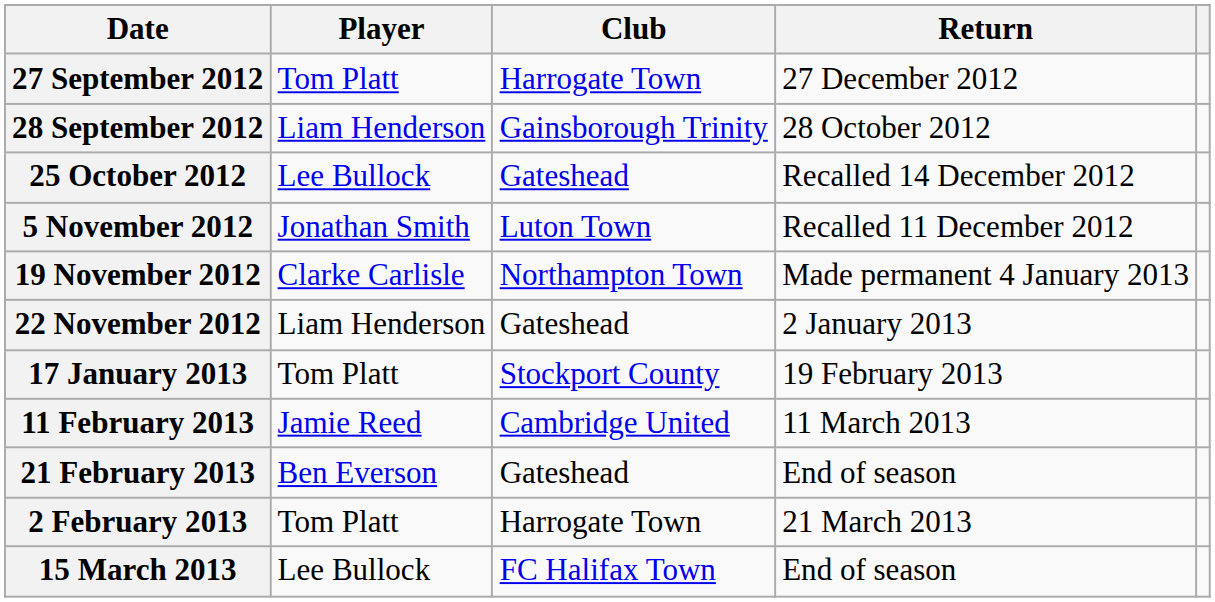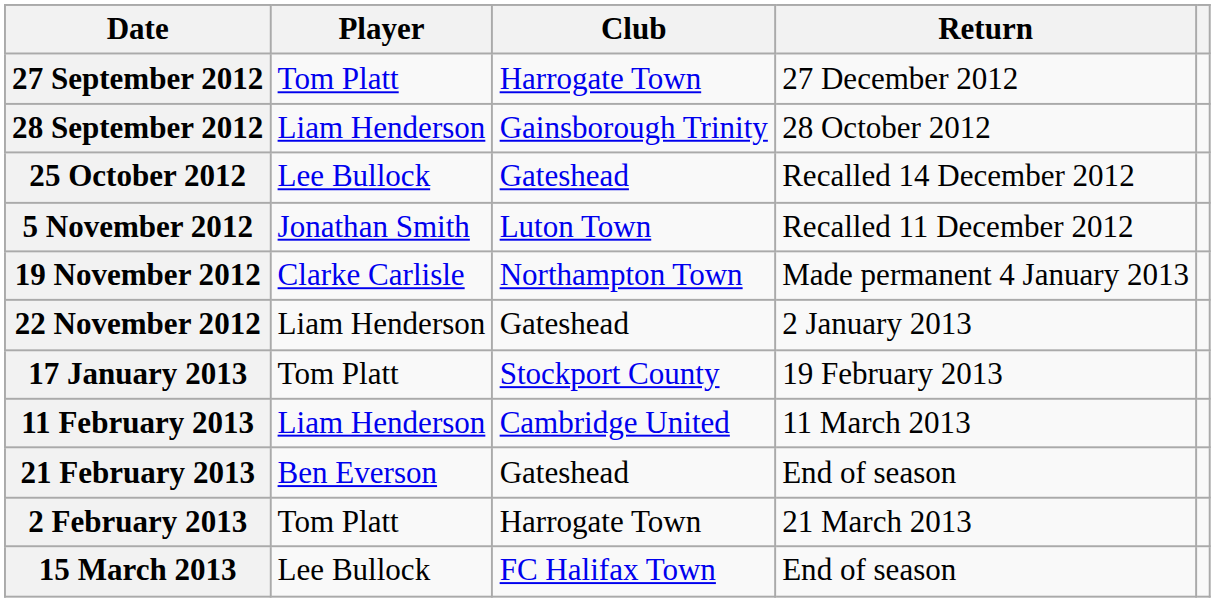(350, 422) Jamie Reed -> (381, 422) Liam Henderson
